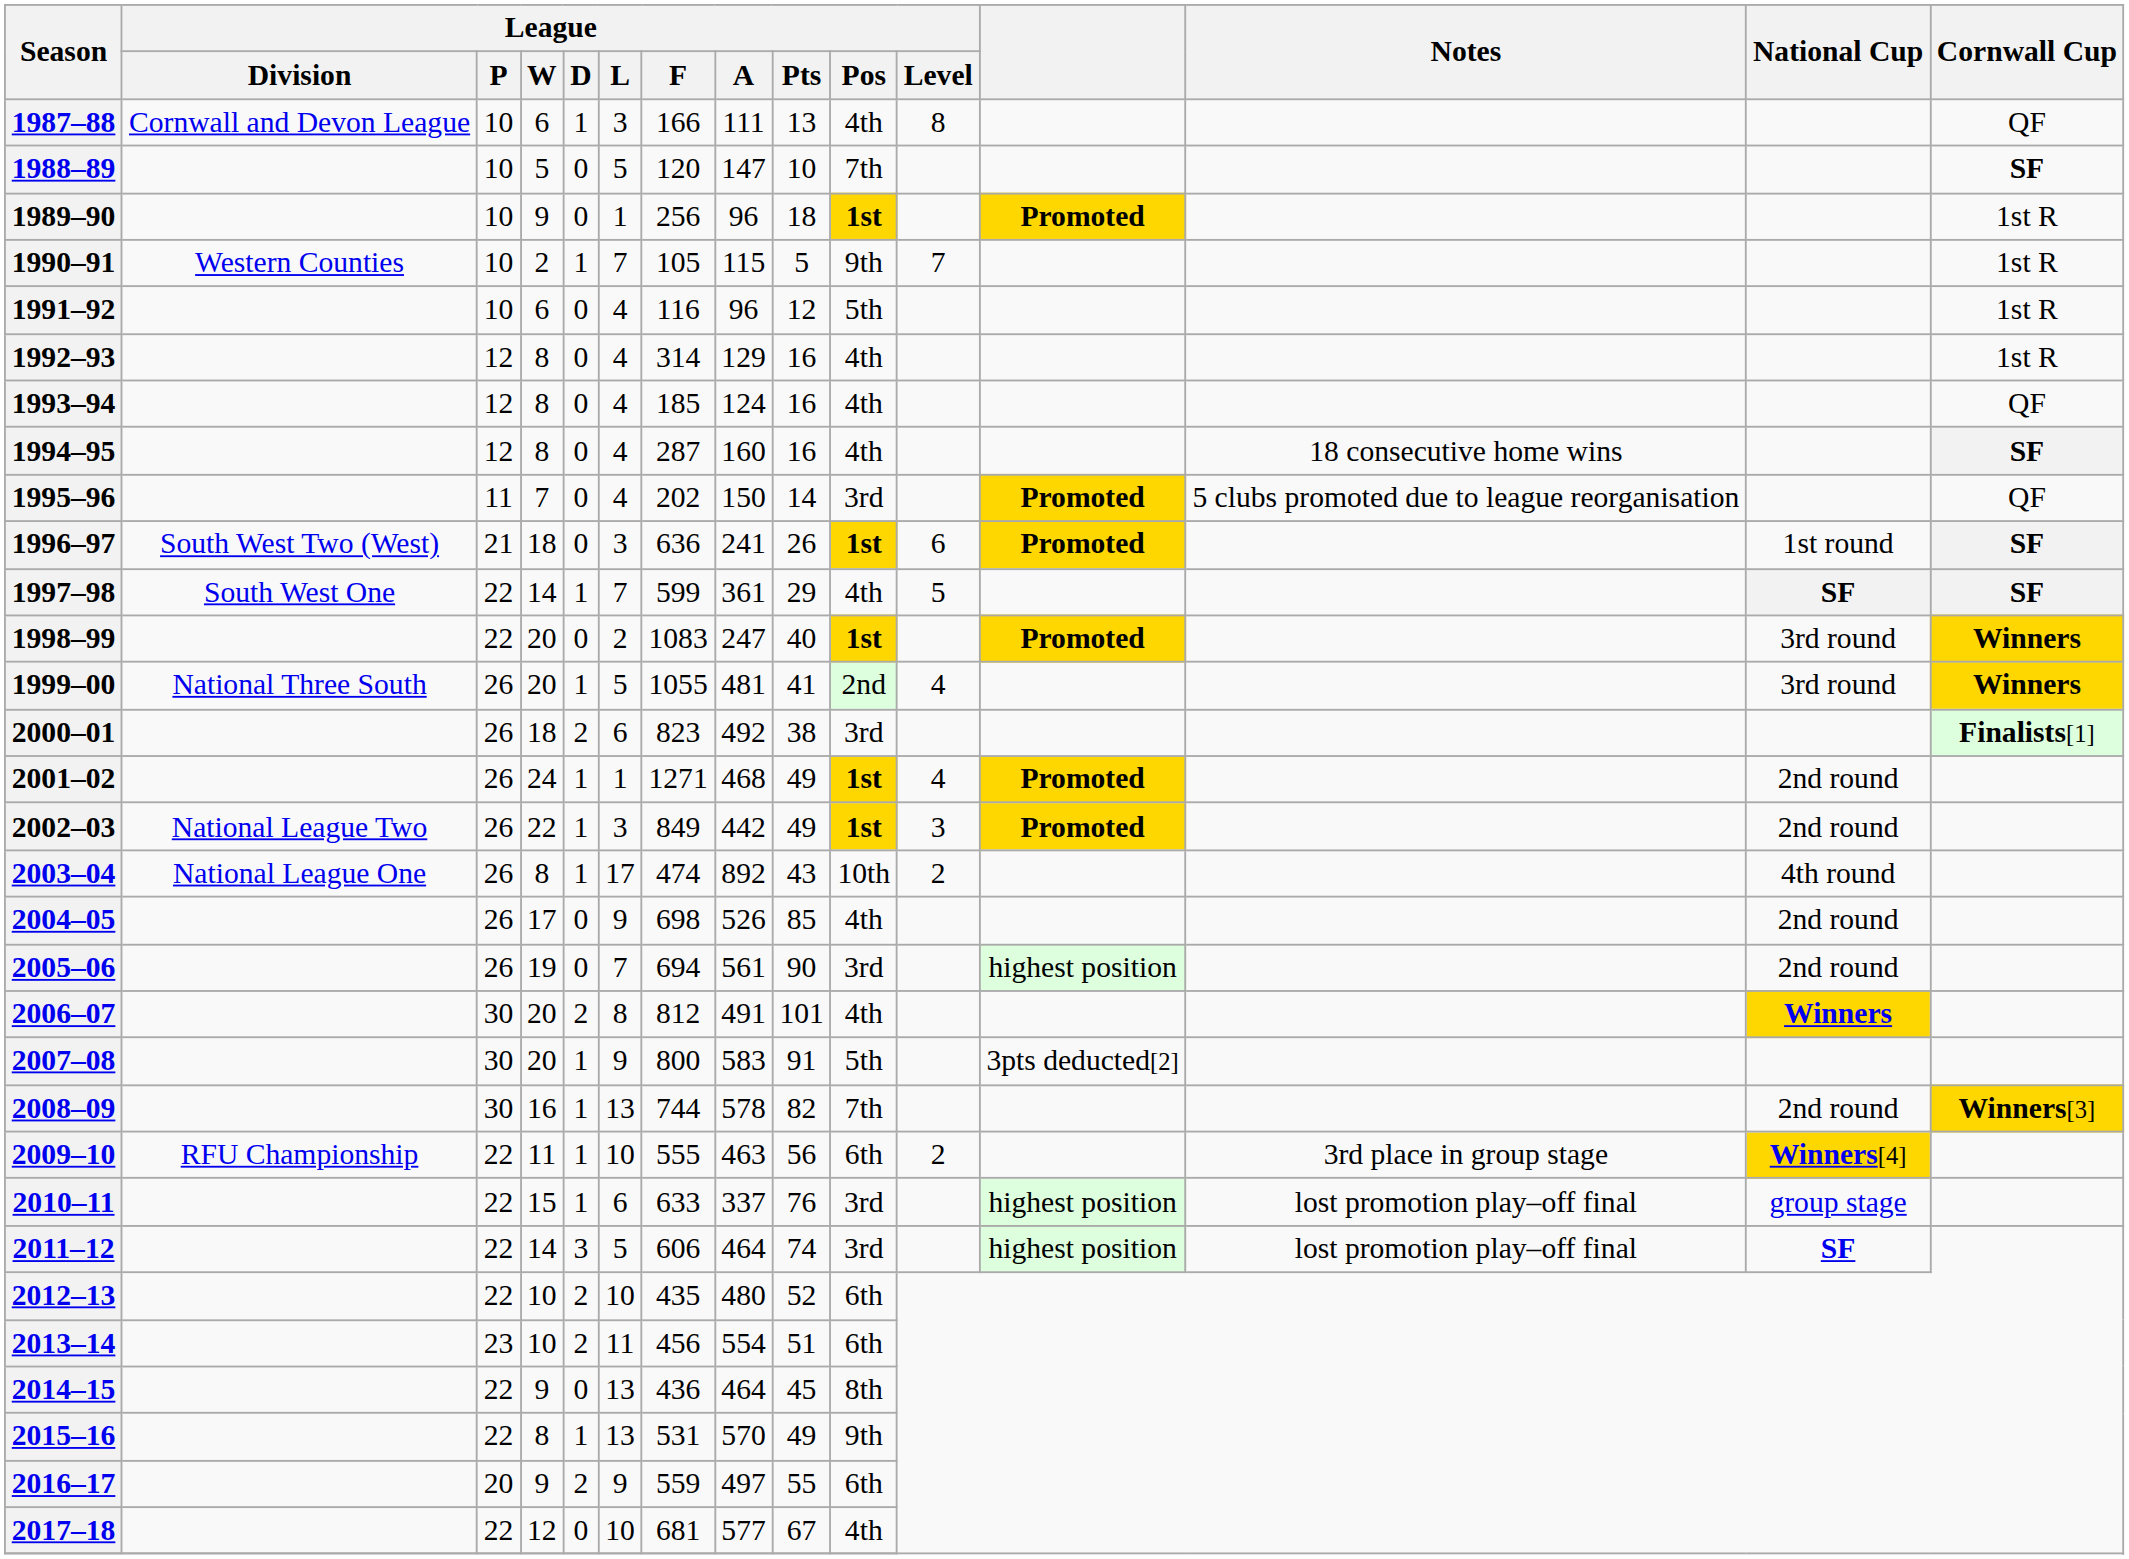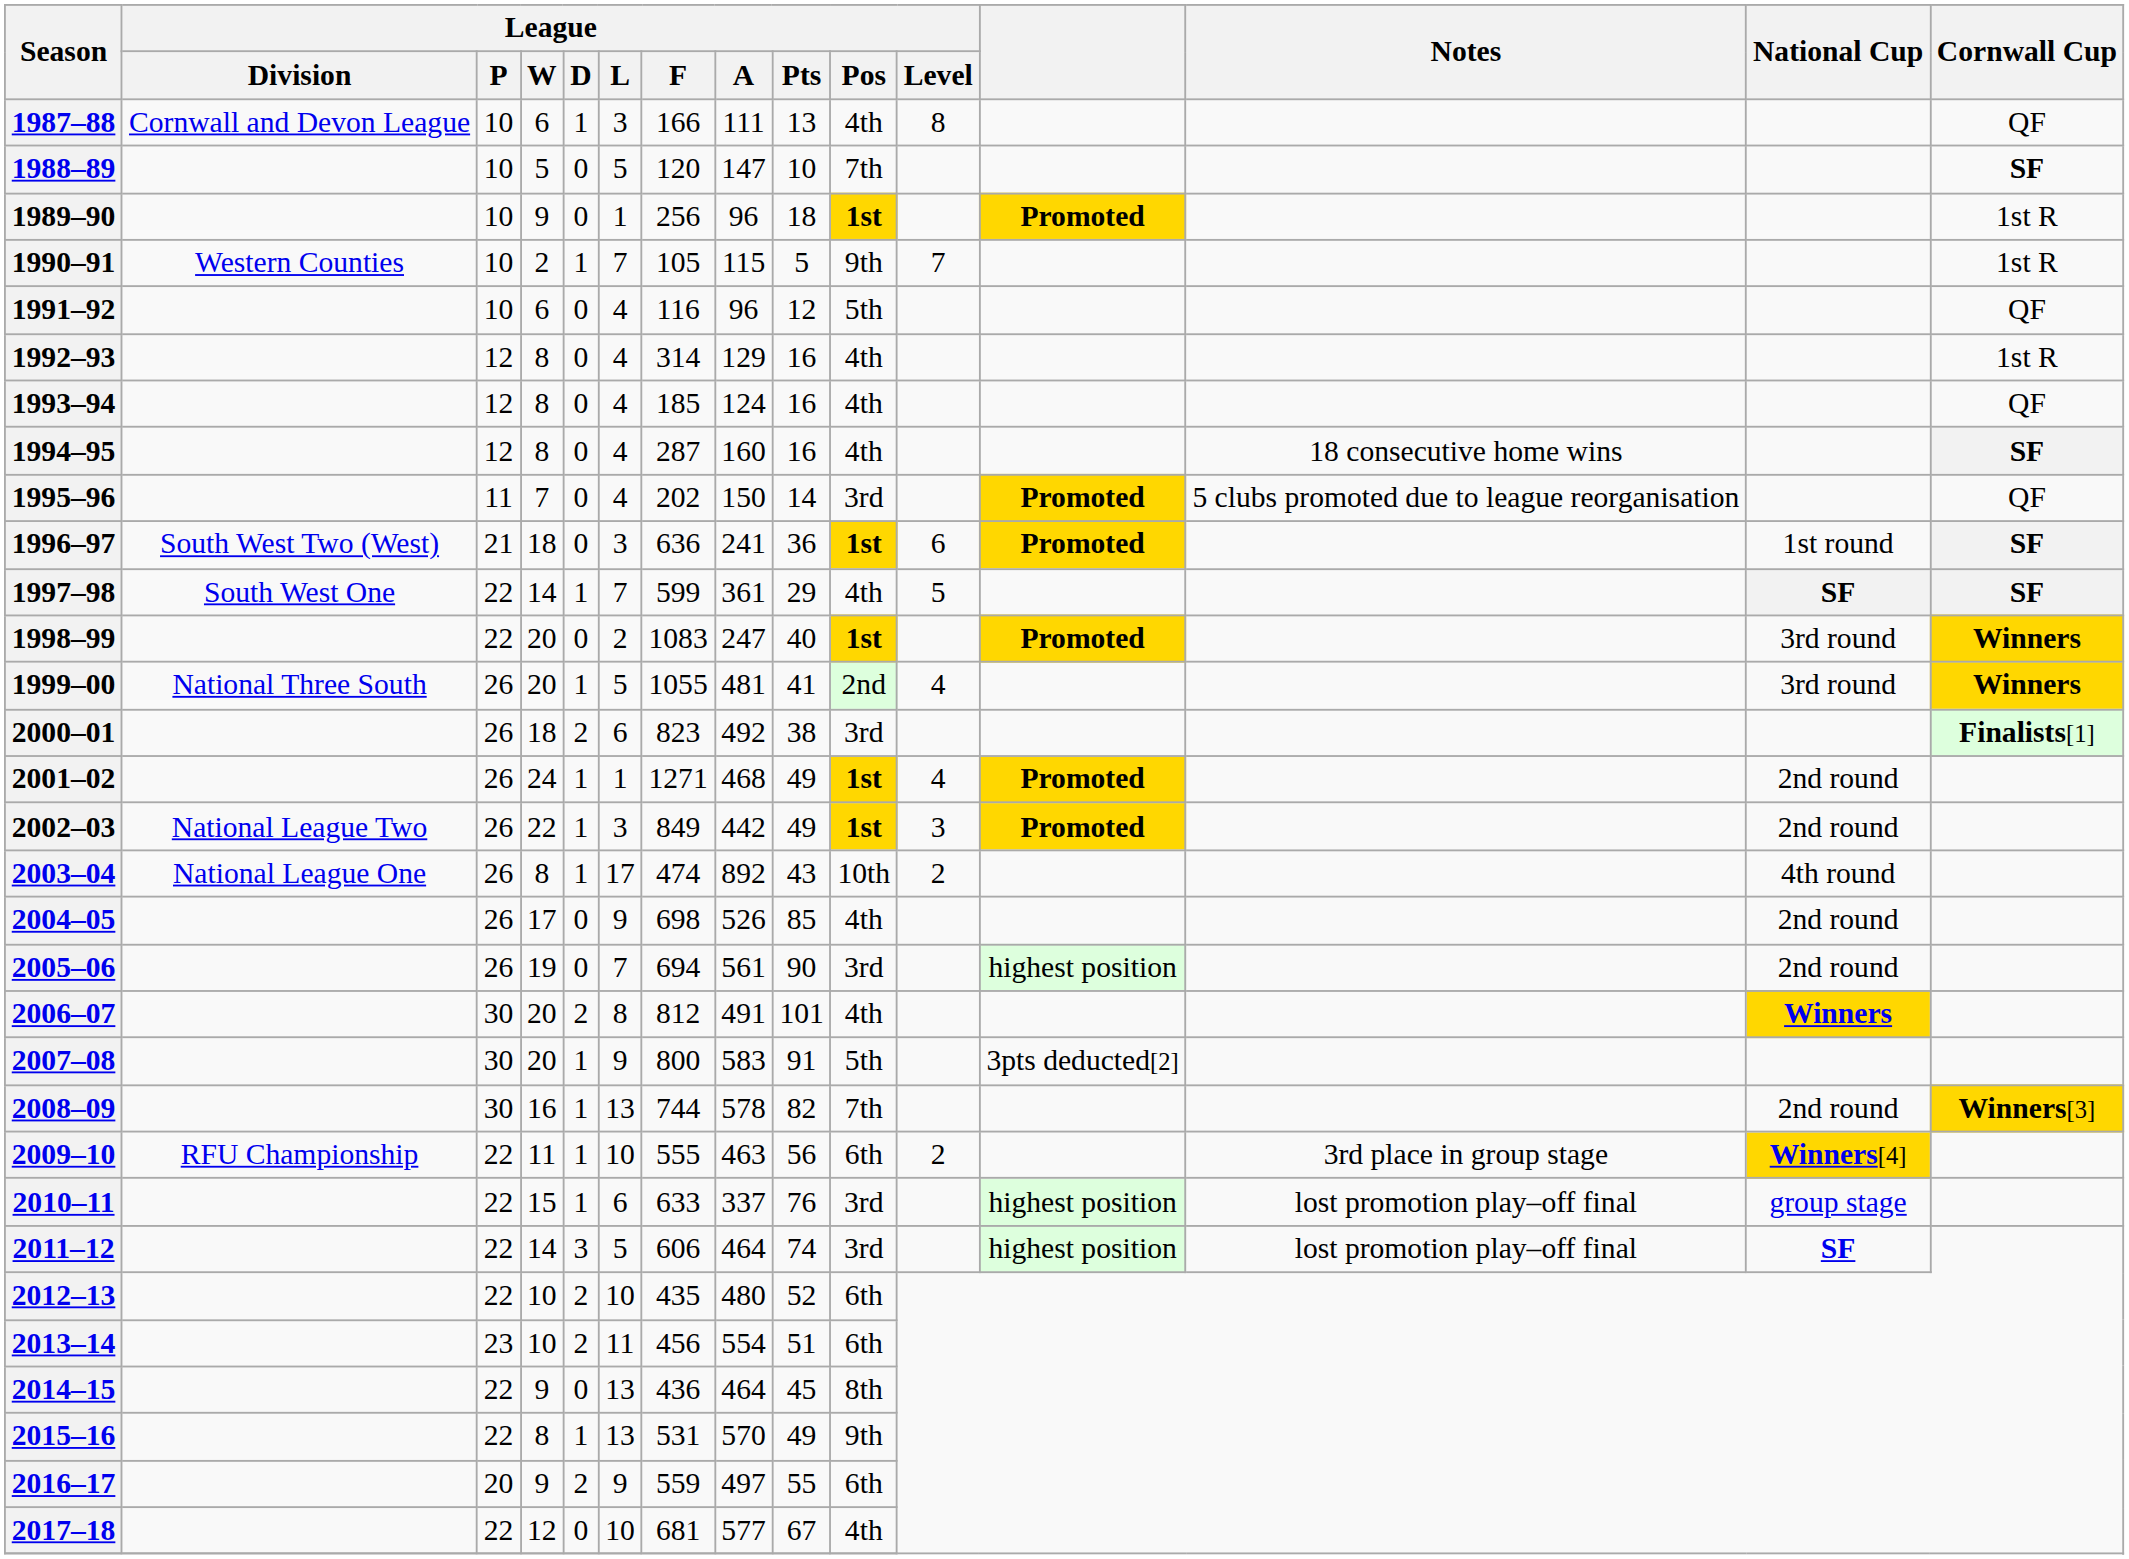(2027, 309) 1st R -> (2027, 309) QF
(802, 544) 26 -> (802, 544) 36
